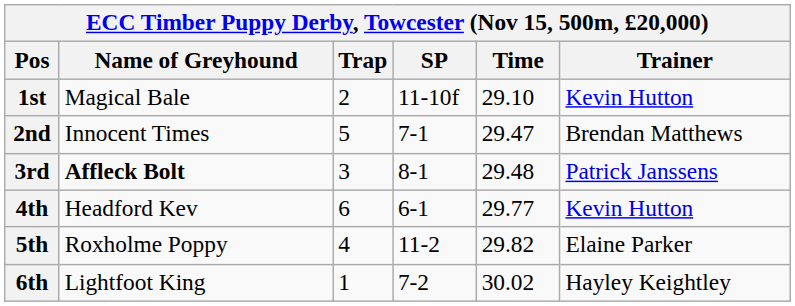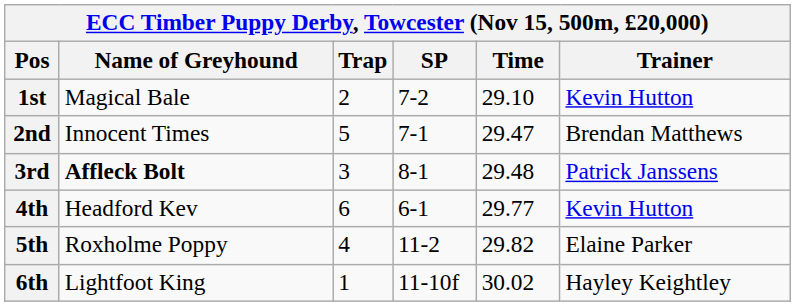(429, 97) 11-10f -> (413, 97) 7-2
(413, 282) 7-2 -> (429, 282) 11-10f
